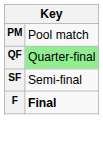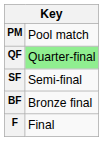+ row: (15, 100)
(42, 102) bold -> (41, 125) normal
